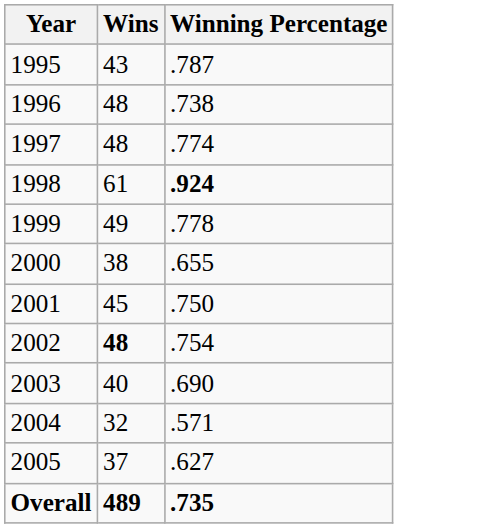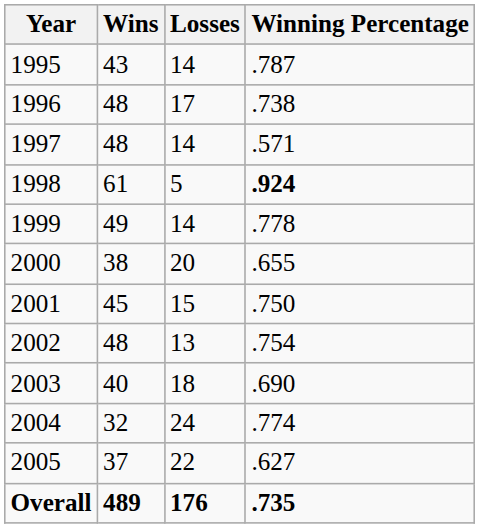+ column: (205, 24)
(192, 143) .774 -> (273, 143) .571
(116, 343) bold -> (116, 343) normal
(192, 422) .571 -> (273, 422) .774
